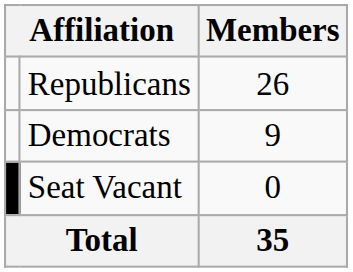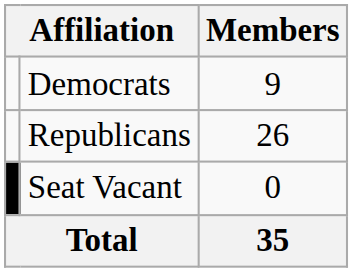rows swapped: (109, 82) <-> (99, 135)
